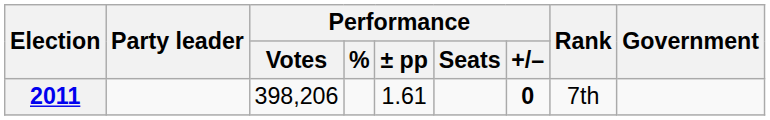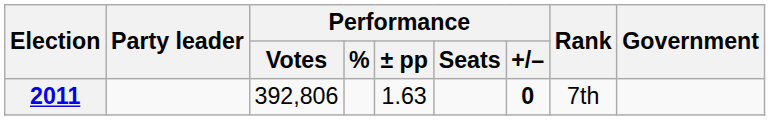(296, 96) 398,206 -> (296, 96) 392,806
(404, 96) 1.61 -> (404, 96) 1.63
